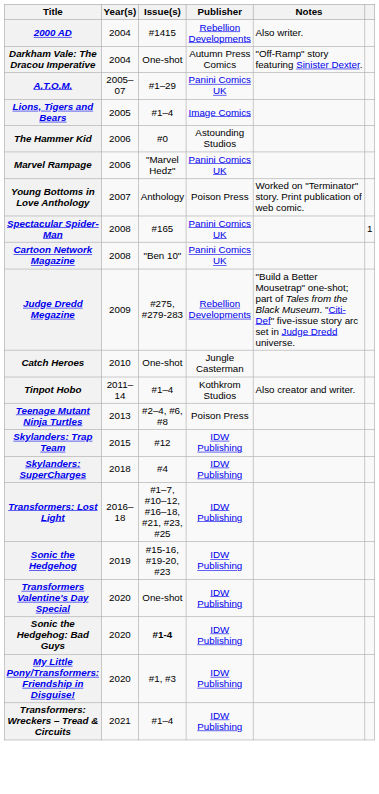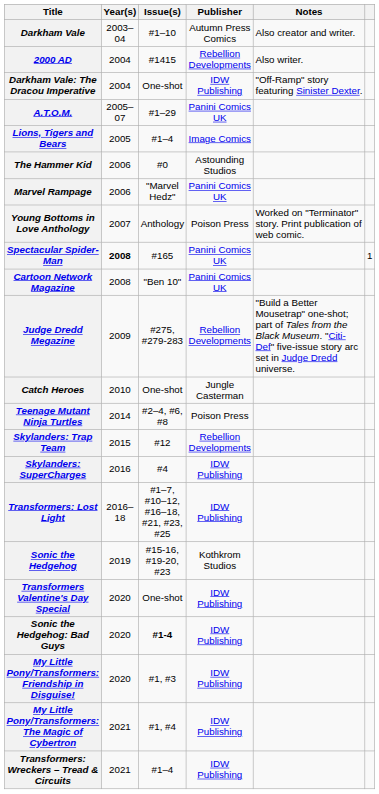+ row: (53, 33)
(220, 59) Autumn Press Comics -> (220, 86) IDW Publishing
(120, 229) normal -> (120, 255) bold
- row: (53, 390)
(120, 416) 2013 -> (120, 416) 2014
(220, 443) IDW Publishing -> (220, 443) Rebellion Developments
(120, 469) 2018 -> (120, 469) 2016
(220, 560) IDW Publishing -> (220, 560) Kothkrom Studios
+ row: (53, 727)
